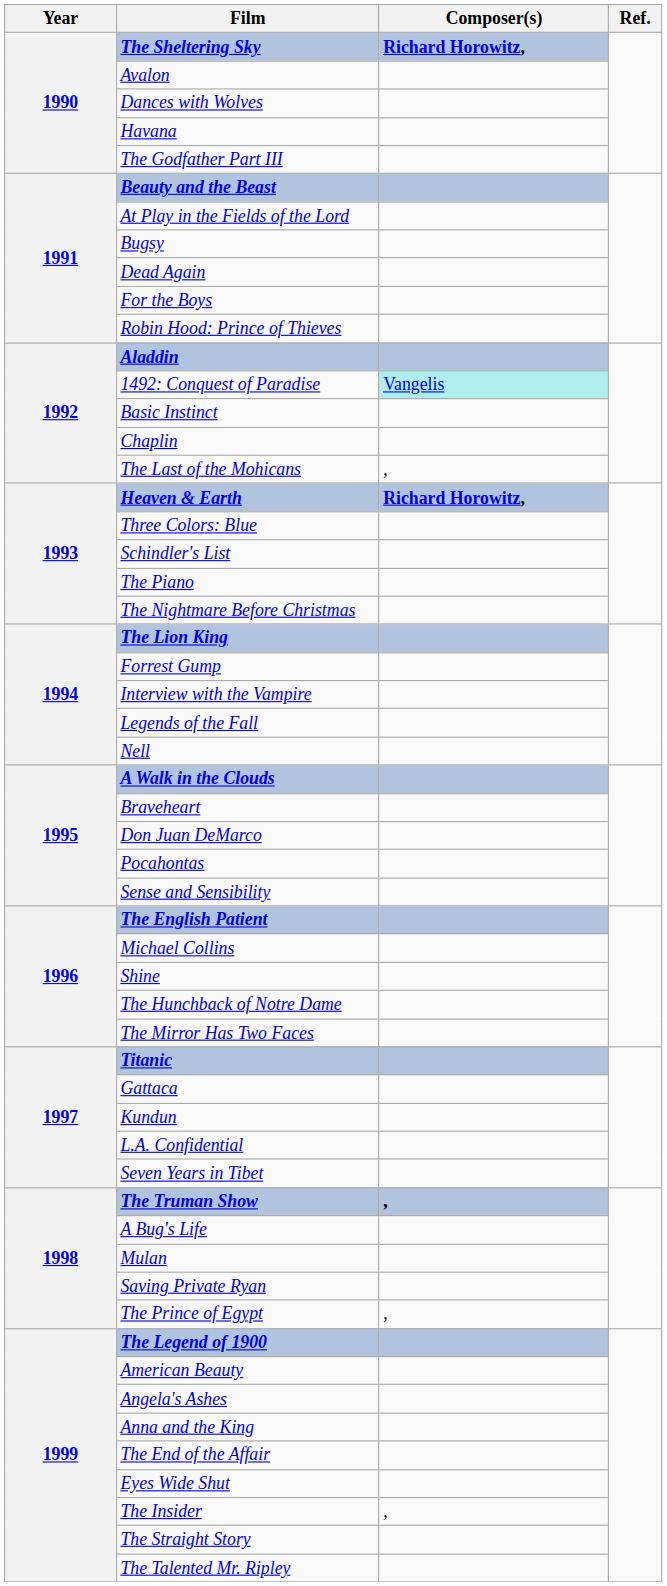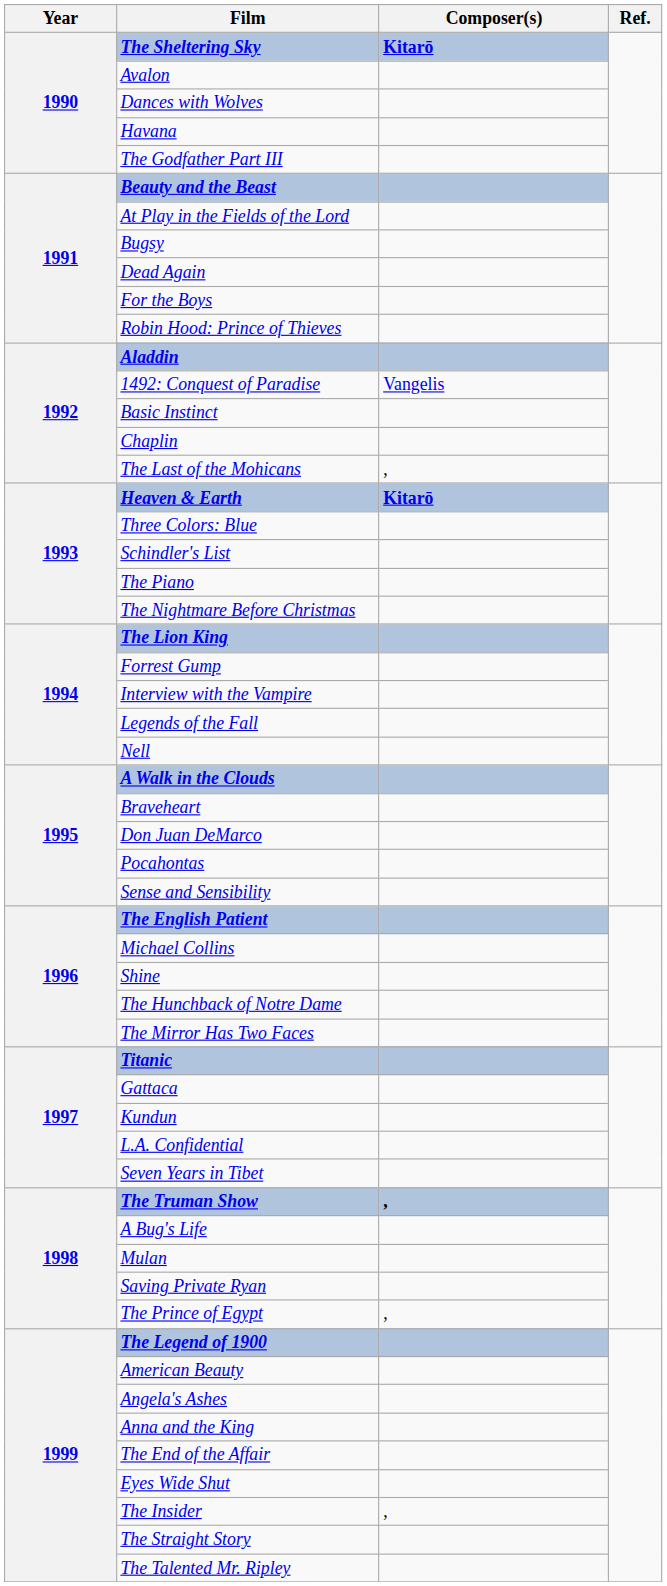(454, 46) Richard Horowitz, -> (408, 46) Kitarō
(414, 384) paleturquoise background -> (414, 384) no background
(454, 497) Richard Horowitz, -> (408, 497) Kitarō
